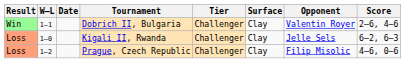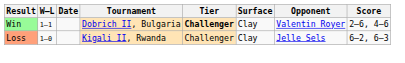(219, 24) normal -> (209, 24) bold
- row: (136, 51)
